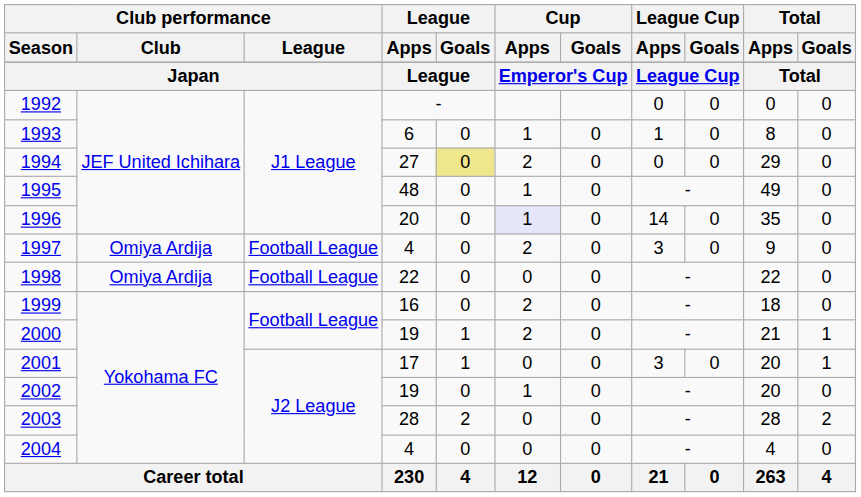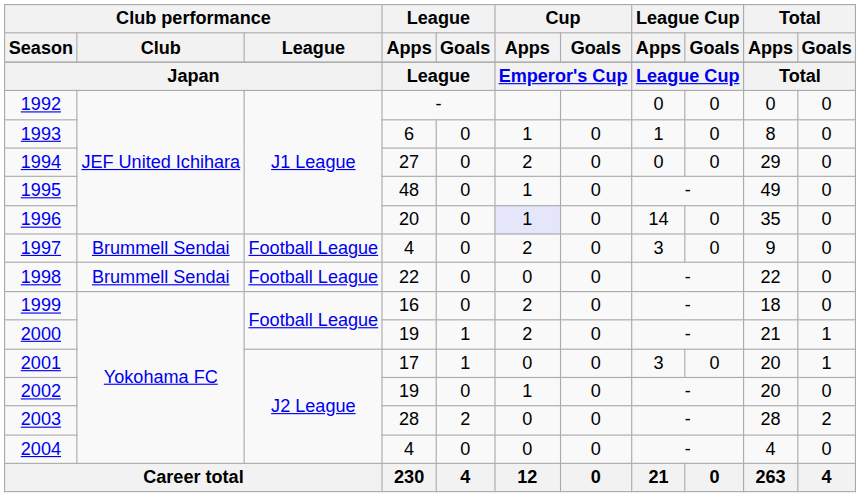(465, 162) khaki background -> (465, 162) no background
(161, 248) Omiya Ardija -> (161, 248) Brummell Sendai
(161, 276) Omiya Ardija -> (161, 276) Brummell Sendai
